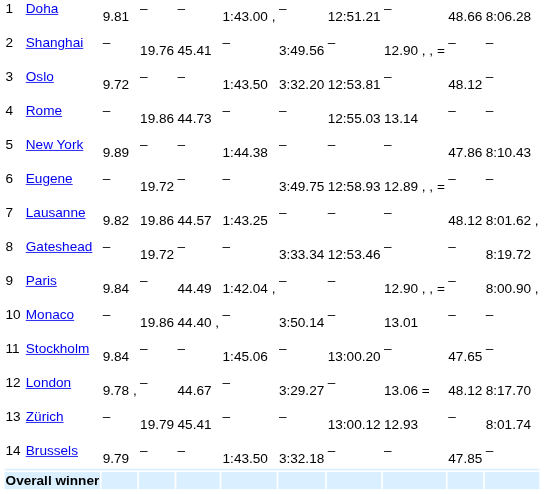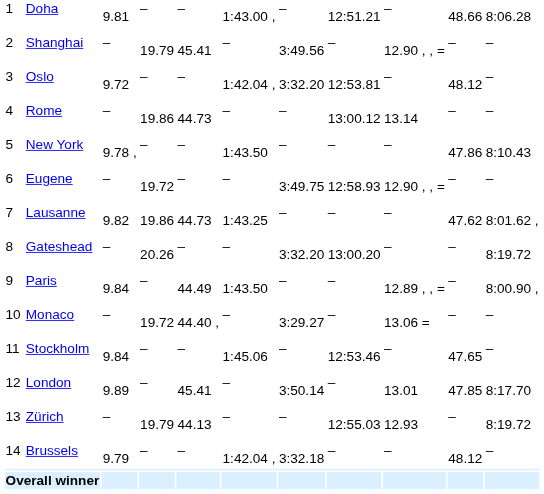(157, 50) 19.76 -> (157, 50) 19.79
(245, 84) 1:43.50 -> (249, 84) 1:42.04 ,
(354, 118) 12:55.03 -> (354, 118) 13:00.12
(116, 152) 9.89 -> (120, 152) 9.78 ,
(245, 152) 1:44.38 -> (245, 152) 1:43.50
(414, 186) 12.89 , , = -> (414, 186) 12.90 , , =
(195, 220) 44.57 -> (195, 220) 44.73
(465, 220) 48.12 -> (465, 220) 47.62
(157, 254) 19.72 -> (157, 254) 20.26
(302, 254) 3:33.34 -> (302, 254) 3:32.20
(354, 254) 12:53.46 -> (354, 254) 13:00.20
(249, 288) 1:42.04 , -> (245, 288) 1:43.50
(414, 288) 12.90 , , = -> (414, 288) 12.89 , , =
(157, 322) 19.86 -> (157, 322) 19.72
(302, 322) 3:50.14 -> (302, 322) 3:29.27
(401, 322) 13.01 -> (407, 322) 13.06 =
(354, 356) 13:00.20 -> (354, 356) 12:53.46
(120, 390) 9.78 , -> (116, 390) 9.89
(195, 390) 44.67 -> (195, 390) 45.41
(302, 390) 3:29.27 -> (302, 390) 3:50.14
(407, 390) 13.06 = -> (401, 390) 13.01
(465, 390) 48.12 -> (465, 390) 47.85
(195, 424) 45.41 -> (195, 424) 44.13
(354, 424) 13:00.12 -> (354, 424) 12:55.03
(508, 424) 8:01.74 -> (508, 424) 8:19.72
(245, 458) 1:43.50 -> (249, 458) 1:42.04 ,
(465, 458) 47.85 -> (465, 458) 48.12
